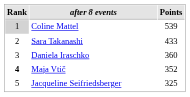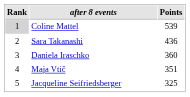(171, 41) 433 -> (171, 41) 436
(17, 69) bold -> (17, 69) normal
(171, 69) 352 -> (171, 69) 351
